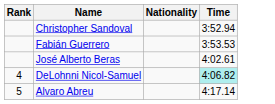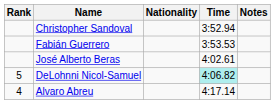+ column: (254, 12)
(19, 76) 4 -> (19, 76) 5
(19, 92) 5 -> (19, 92) 4
